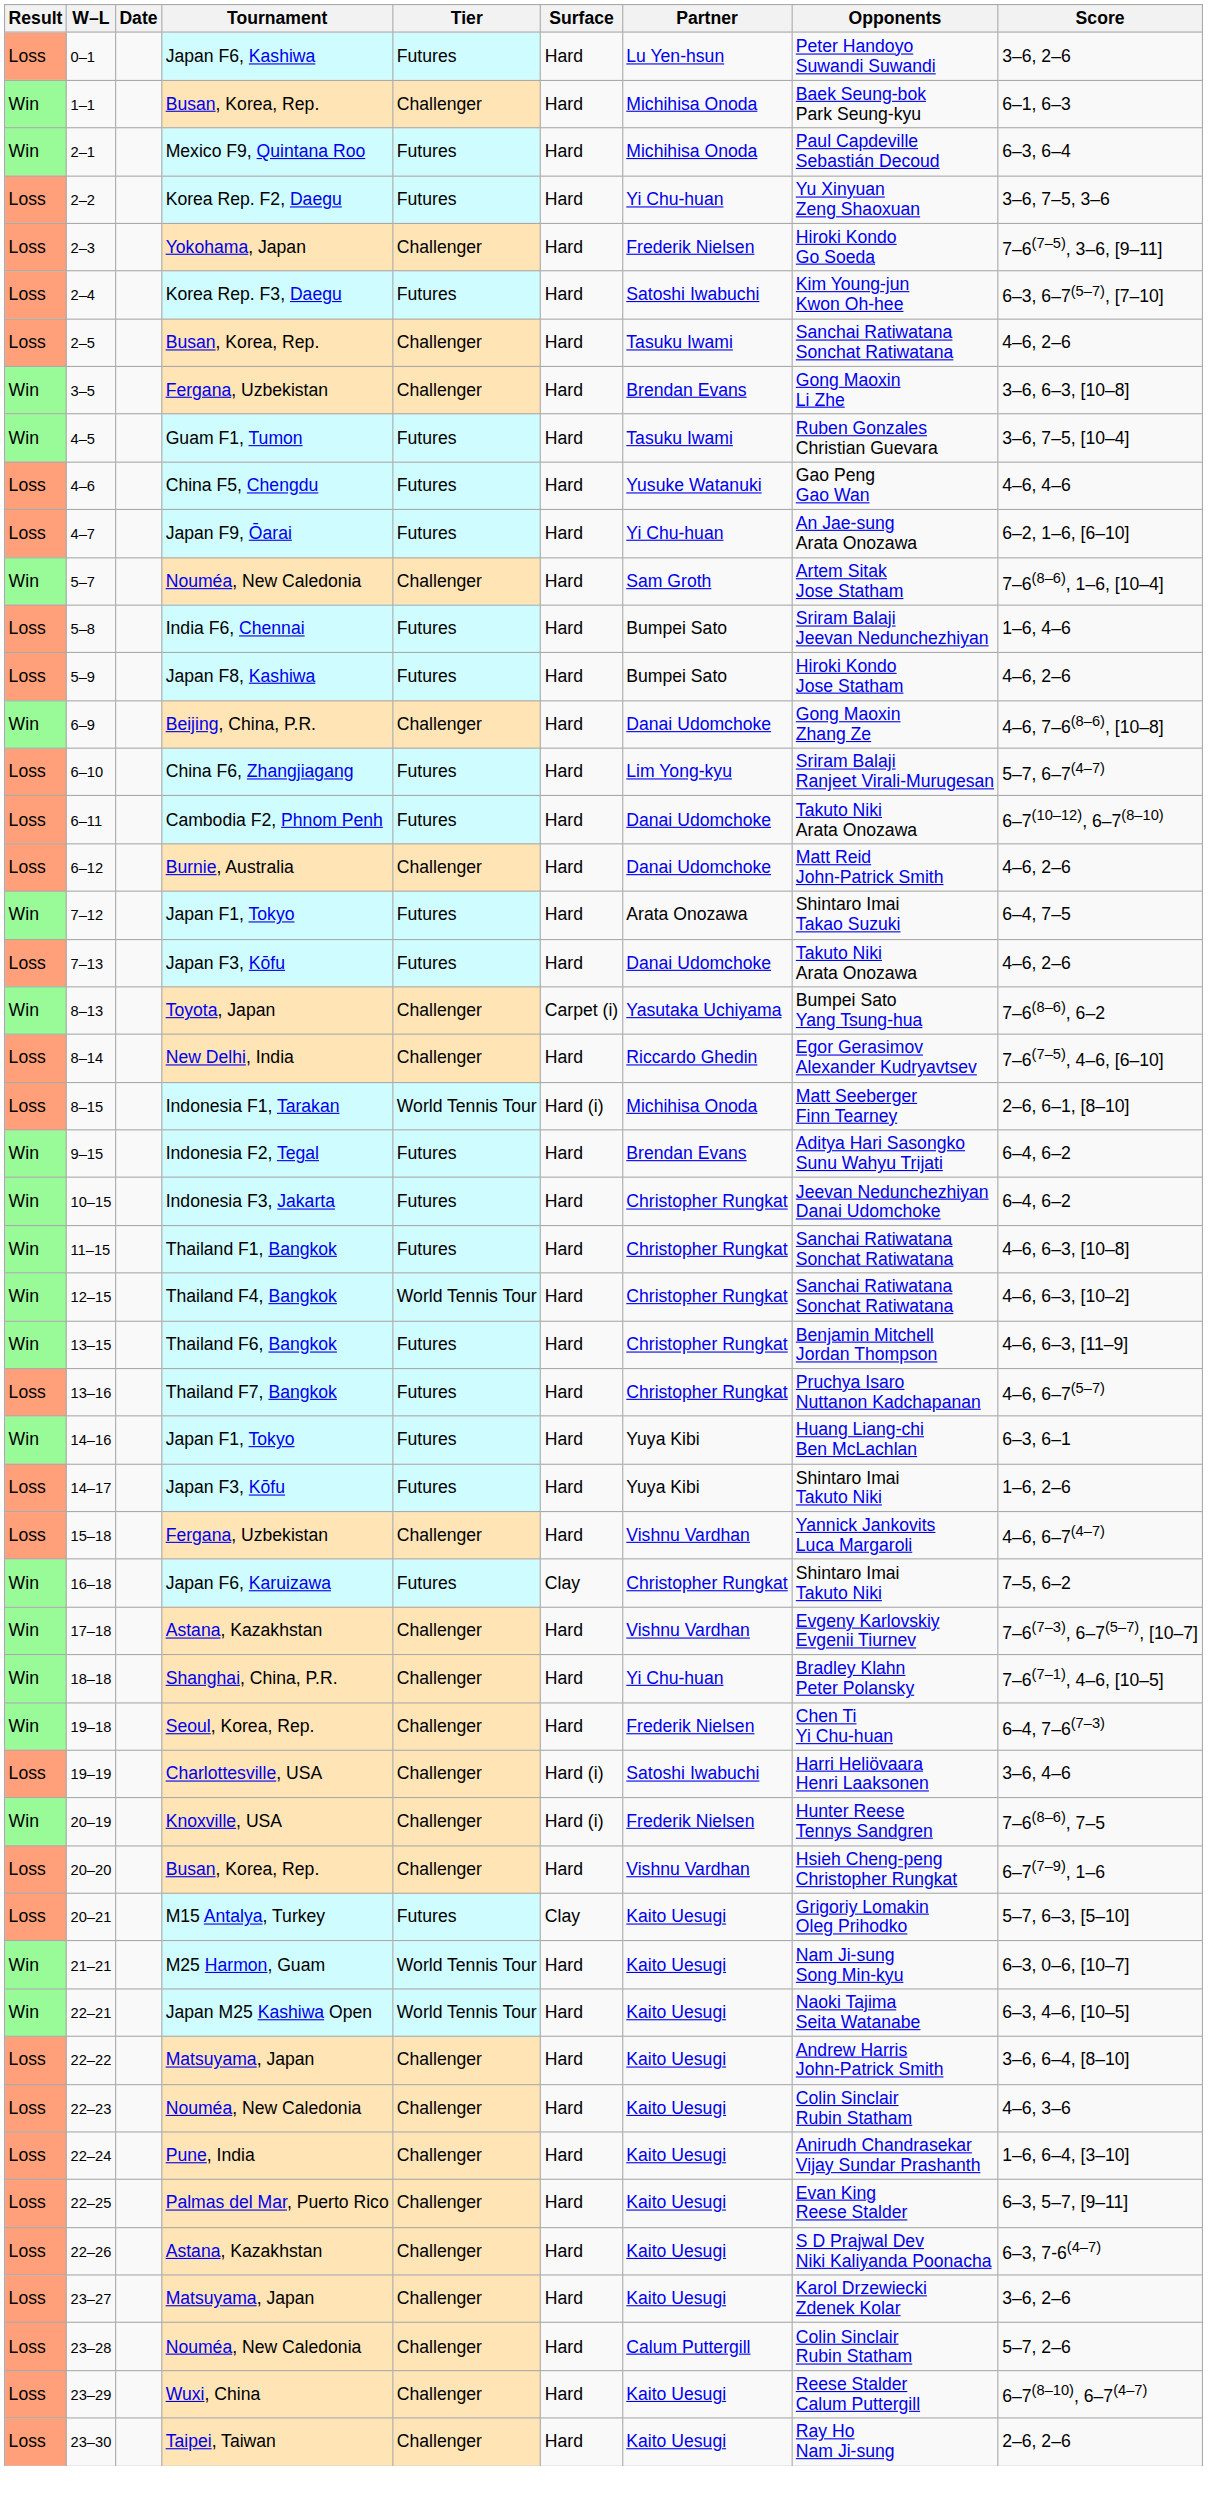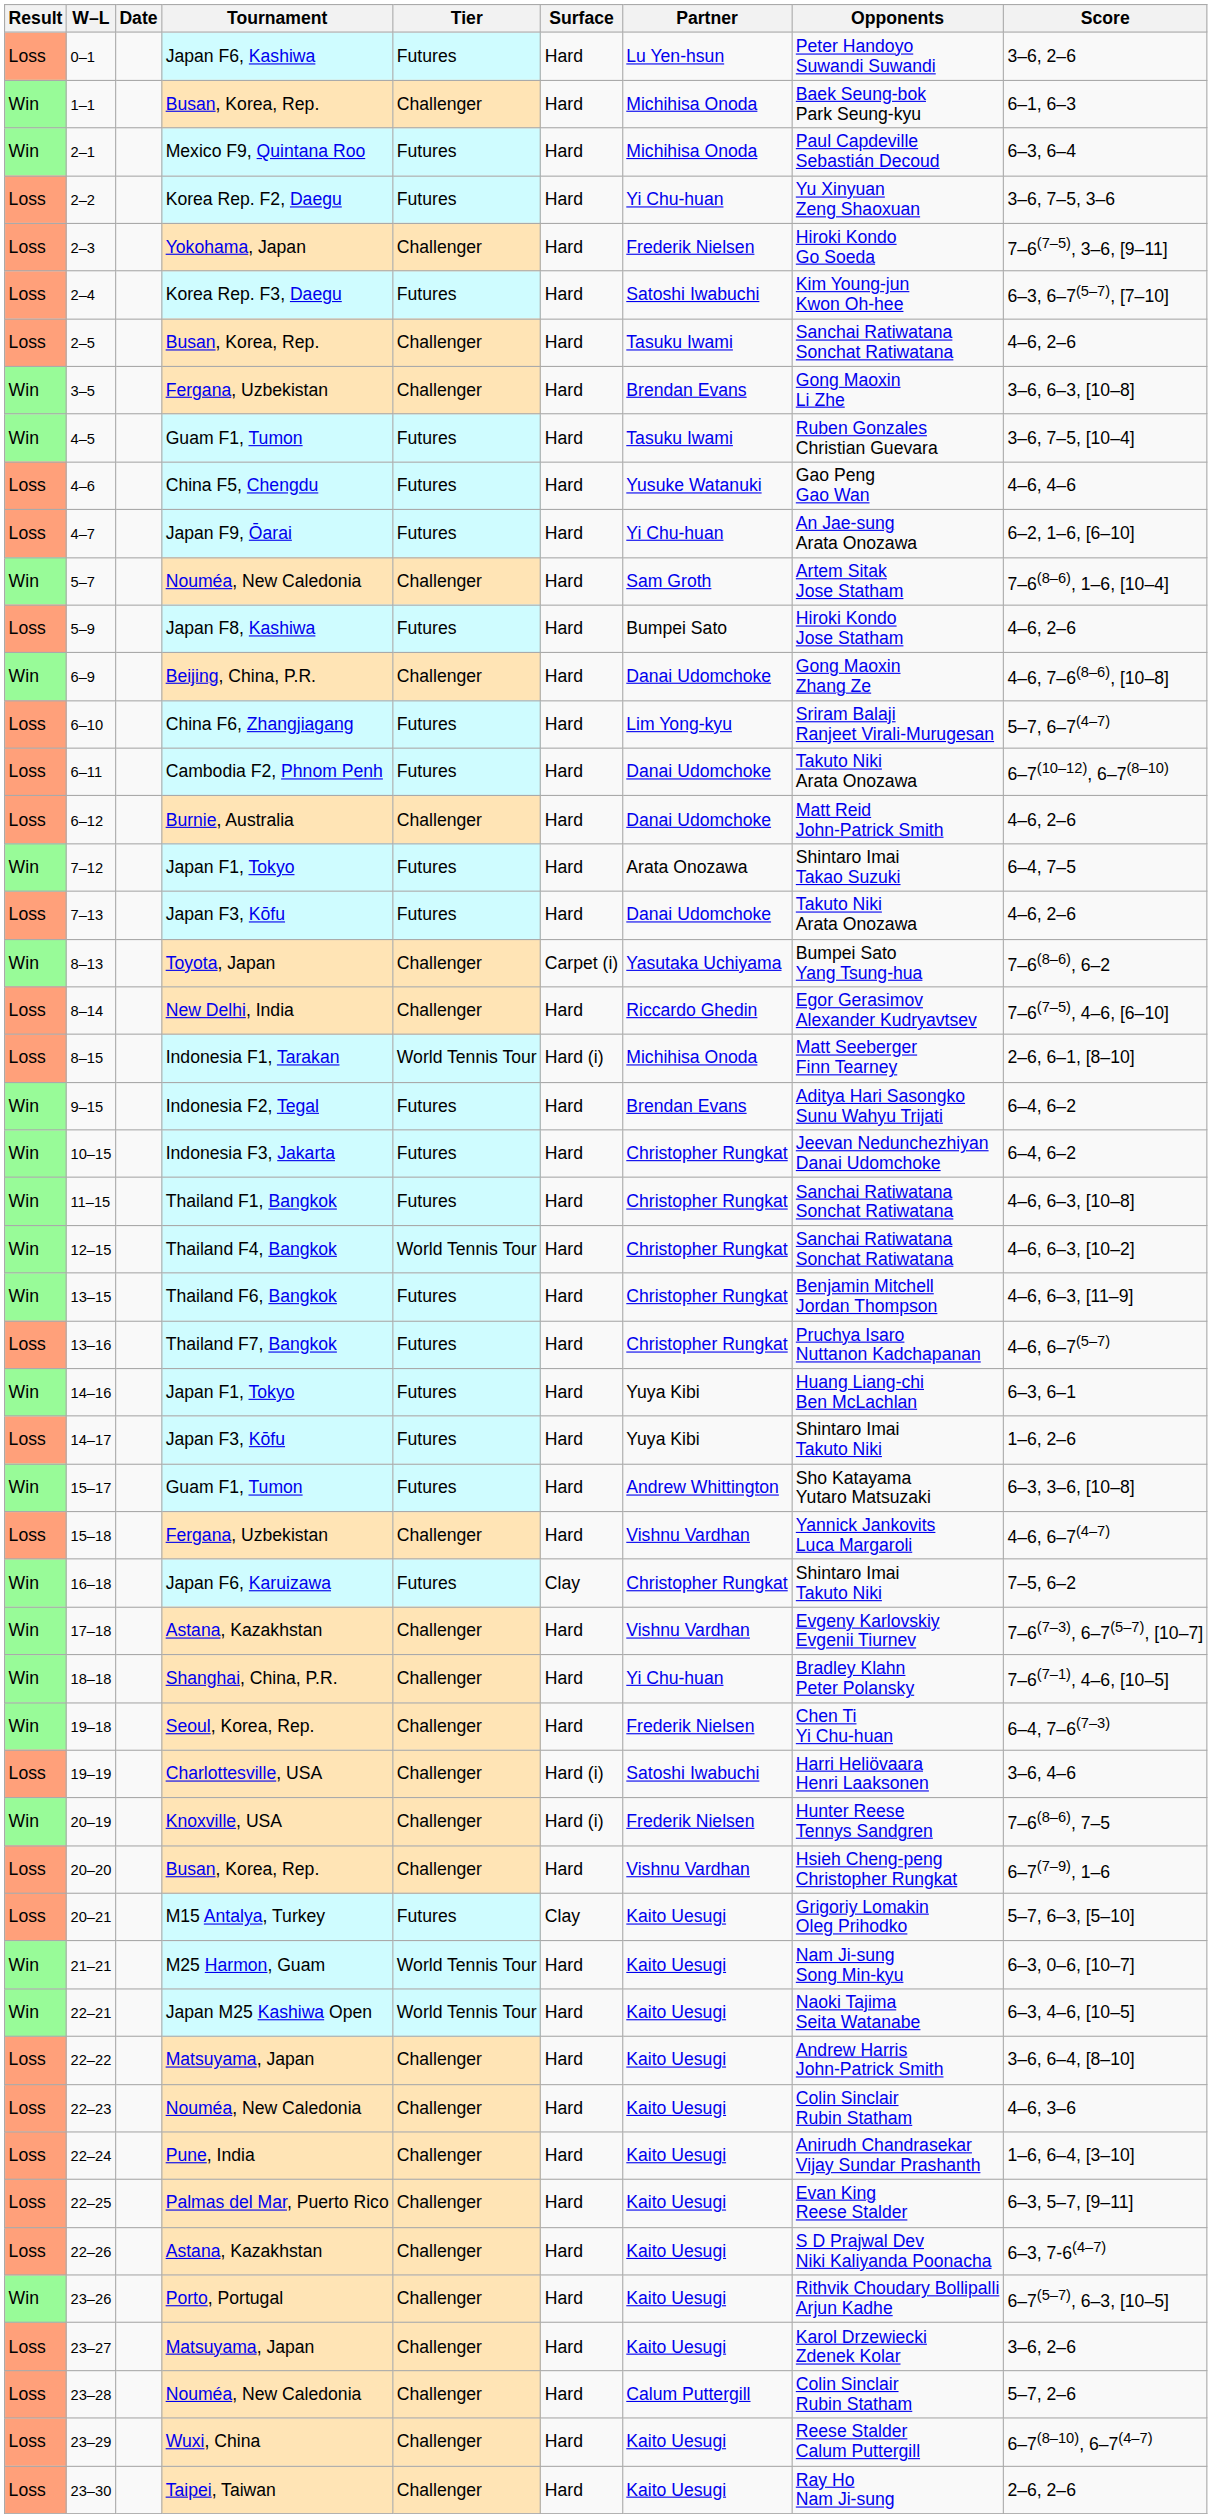- row: (83, 629)
+ row: (91, 1488)
+ row: (91, 2299)
